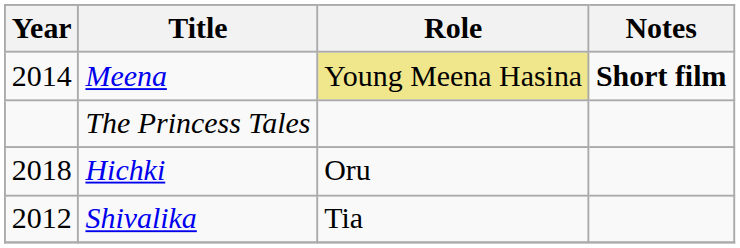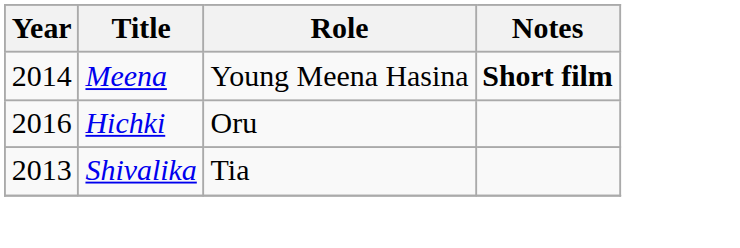(453, 75) khaki background -> (340, 75) no background
- row: (198, 123)
(42, 170) 2018 -> (42, 123) 2016
(42, 218) 2012 -> (42, 170) 2013
